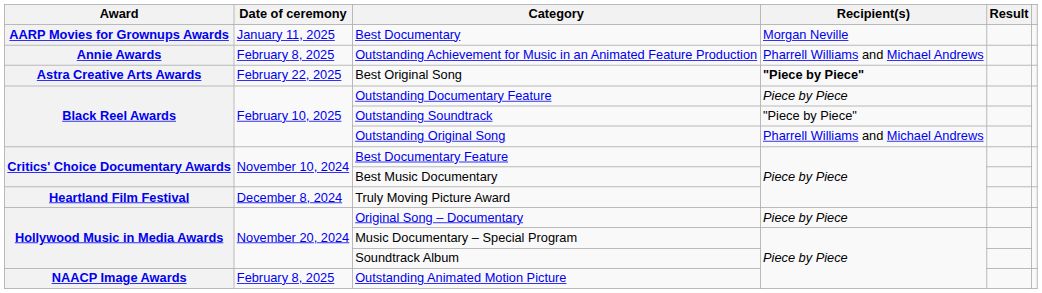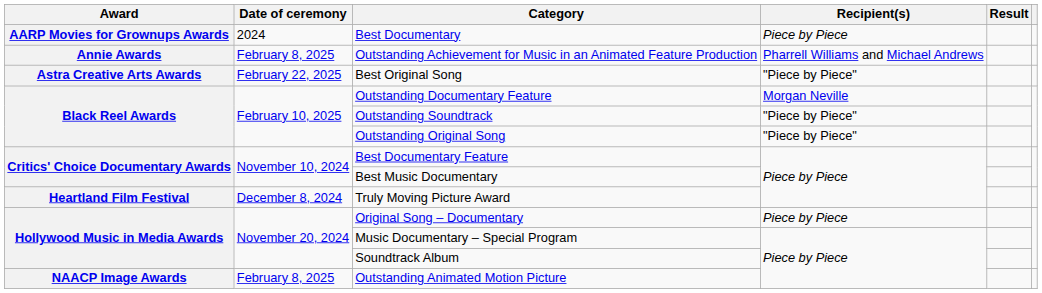(286, 34) January 11, 2025 -> (251, 34) 2024
(806, 34) Morgan Neville -> (805, 34) Piece by Piece
(814, 75) bold -> (810, 75) normal
(805, 95) Piece by Piece -> (806, 95) Morgan Neville
(873, 136) Pharrell Williams and Michael Andrews -> (810, 136) "Piece by Piece"
